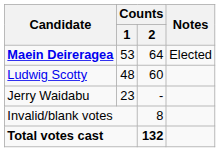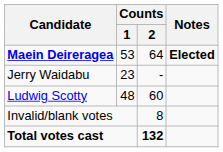(191, 55) normal -> (192, 55) bold
rows swapped: (47, 75) <-> (48, 95)
